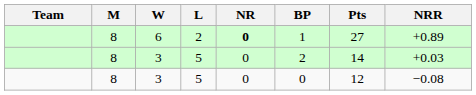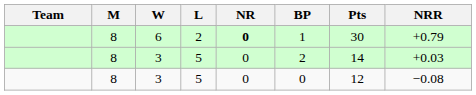(357, 36) 27 -> (357, 36) 30
(428, 36) +0.89 -> (428, 36) +0.79
